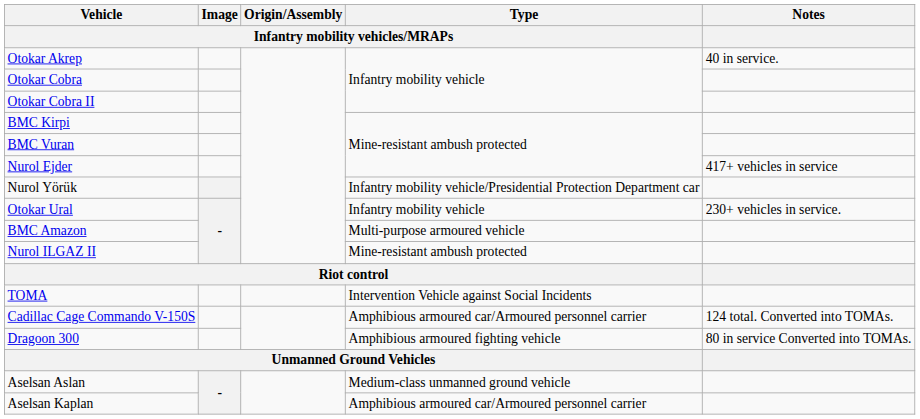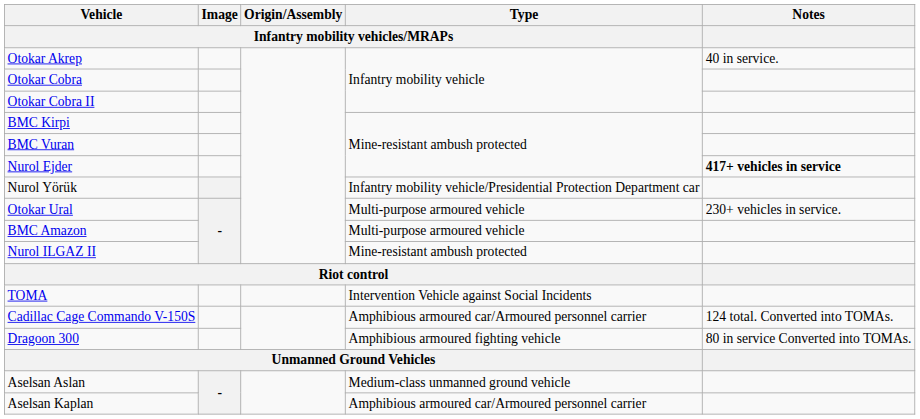(772, 166) normal -> (773, 166) bold
(417, 209) Infantry mobility vehicle -> (437, 209) Multi-purpose armoured vehicle
